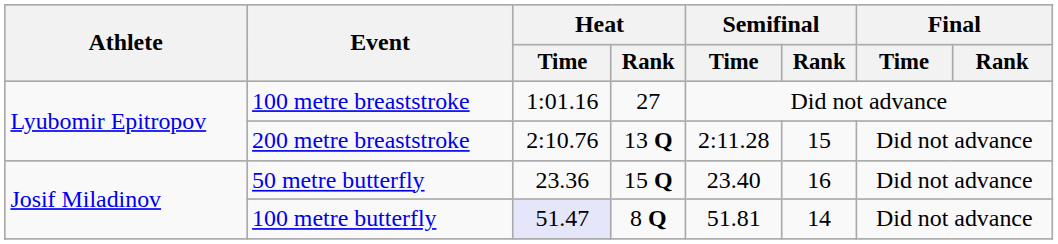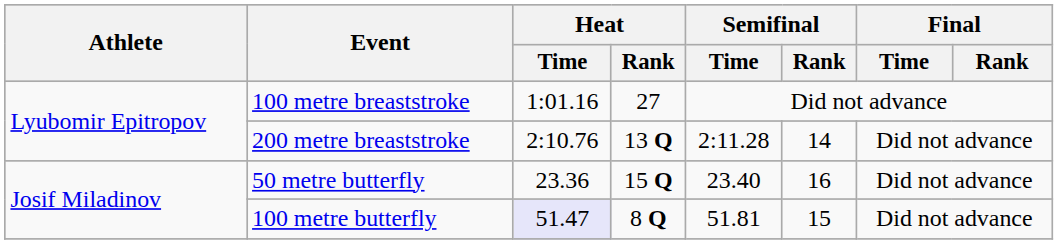(819, 140) 15 -> (819, 140) 14
(819, 219) 14 -> (819, 219) 15
